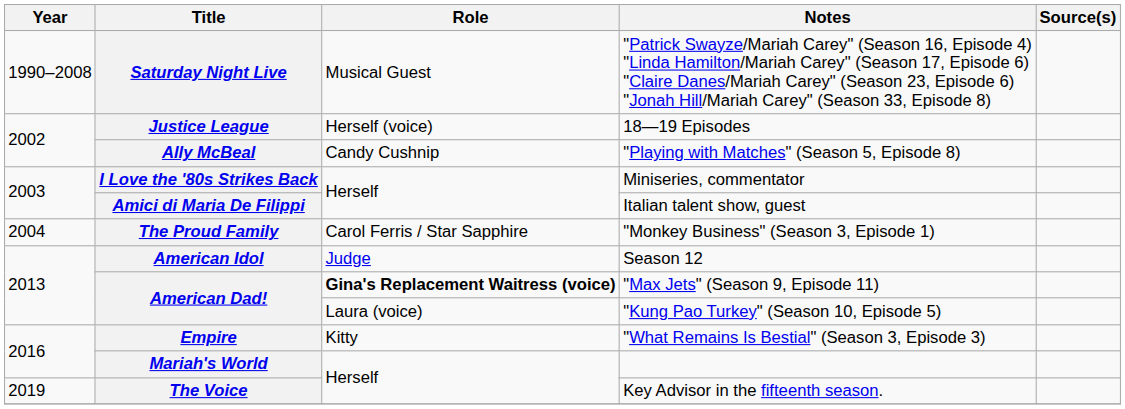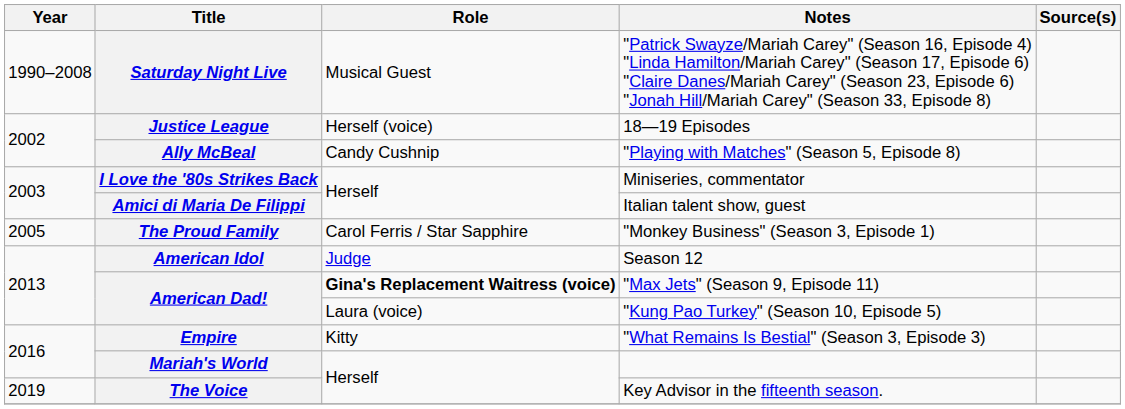(27, 232) 2004 -> (27, 232) 2005
